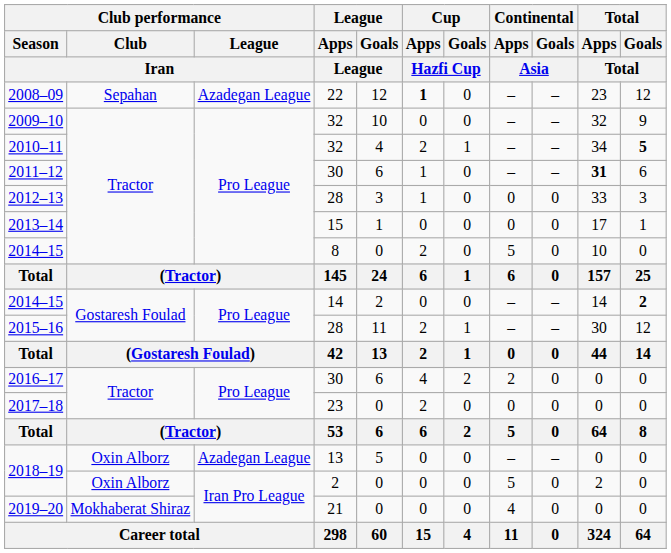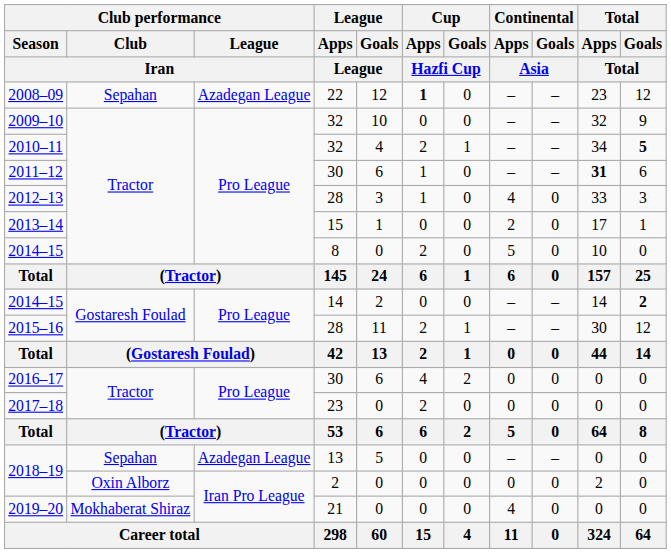(511, 199) 0 -> (511, 199) 4
(511, 224) 0 -> (511, 224) 2
(511, 380) 2 -> (511, 380) 0
(130, 457) Oxin Alborz -> (130, 457) Sepahan
(511, 483) 5 -> (511, 483) 0
